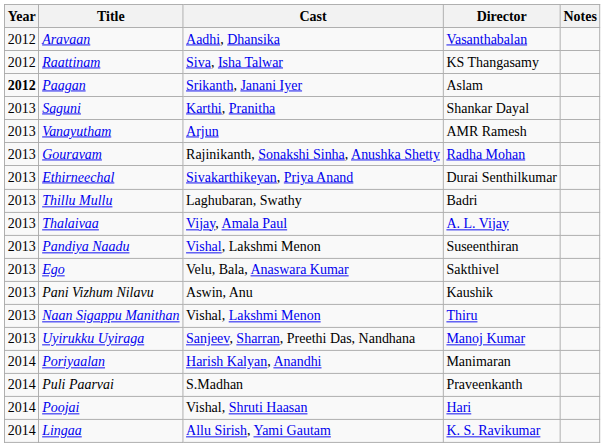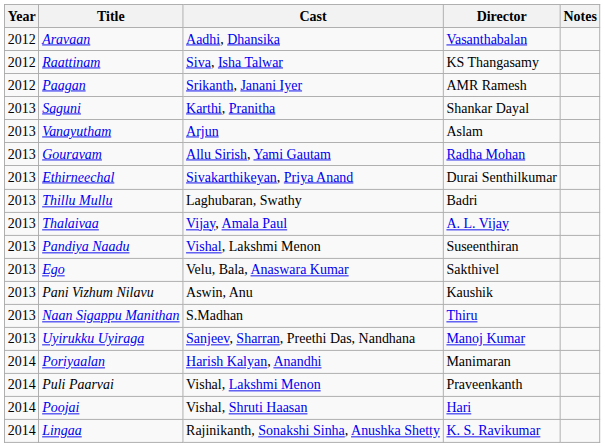(22, 85) bold -> (22, 85) normal
(465, 85) Aslam -> (487, 85) AMR Ramesh
(487, 131) AMR Ramesh -> (465, 131) Aslam
(313, 154) Rajinikanth, Sonakshi Sinha, Anushka Shetty -> (258, 154) Allu Sirish, Yami Gautam
(253, 315) Vishal, Lakshmi Menon -> (215, 315) S.Madhan
(215, 385) S.Madhan -> (253, 385) Vishal, Lakshmi Menon
(258, 431) Allu Sirish, Yami Gautam -> (313, 431) Rajinikanth, Sonakshi Sinha, Anushka Shetty
